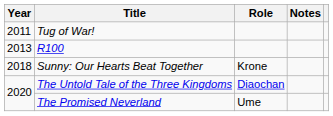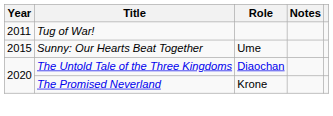- row: (50, 48)
(19, 66) 2018 -> (19, 48) 2015
(252, 66) Krone -> (249, 48) Ume
(249, 102) Ume -> (252, 84) Krone
